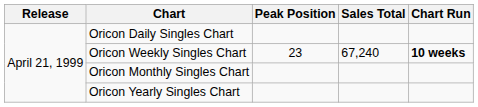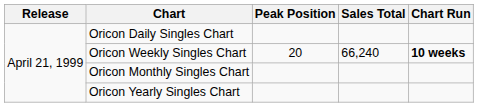(295, 53) 23 -> (295, 53) 20
(360, 53) 67,240 -> (360, 53) 66,240
